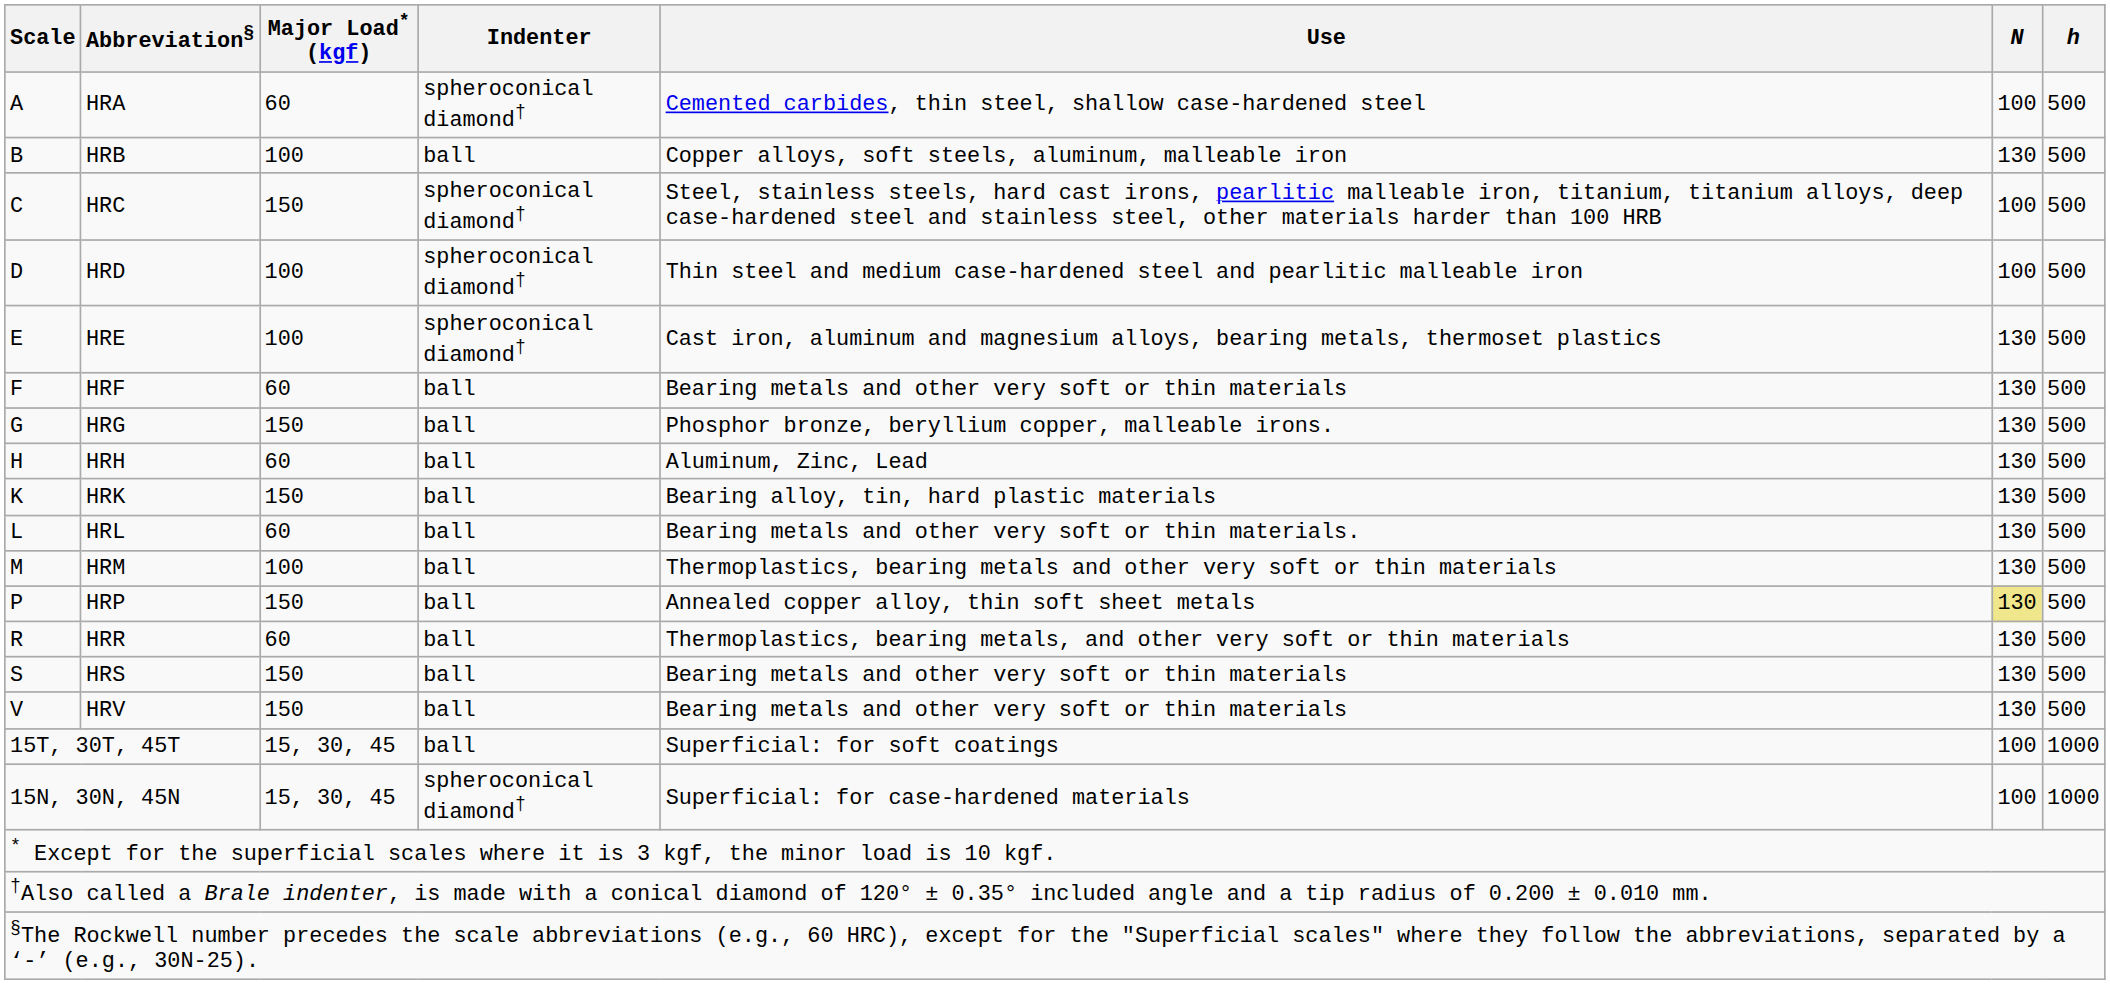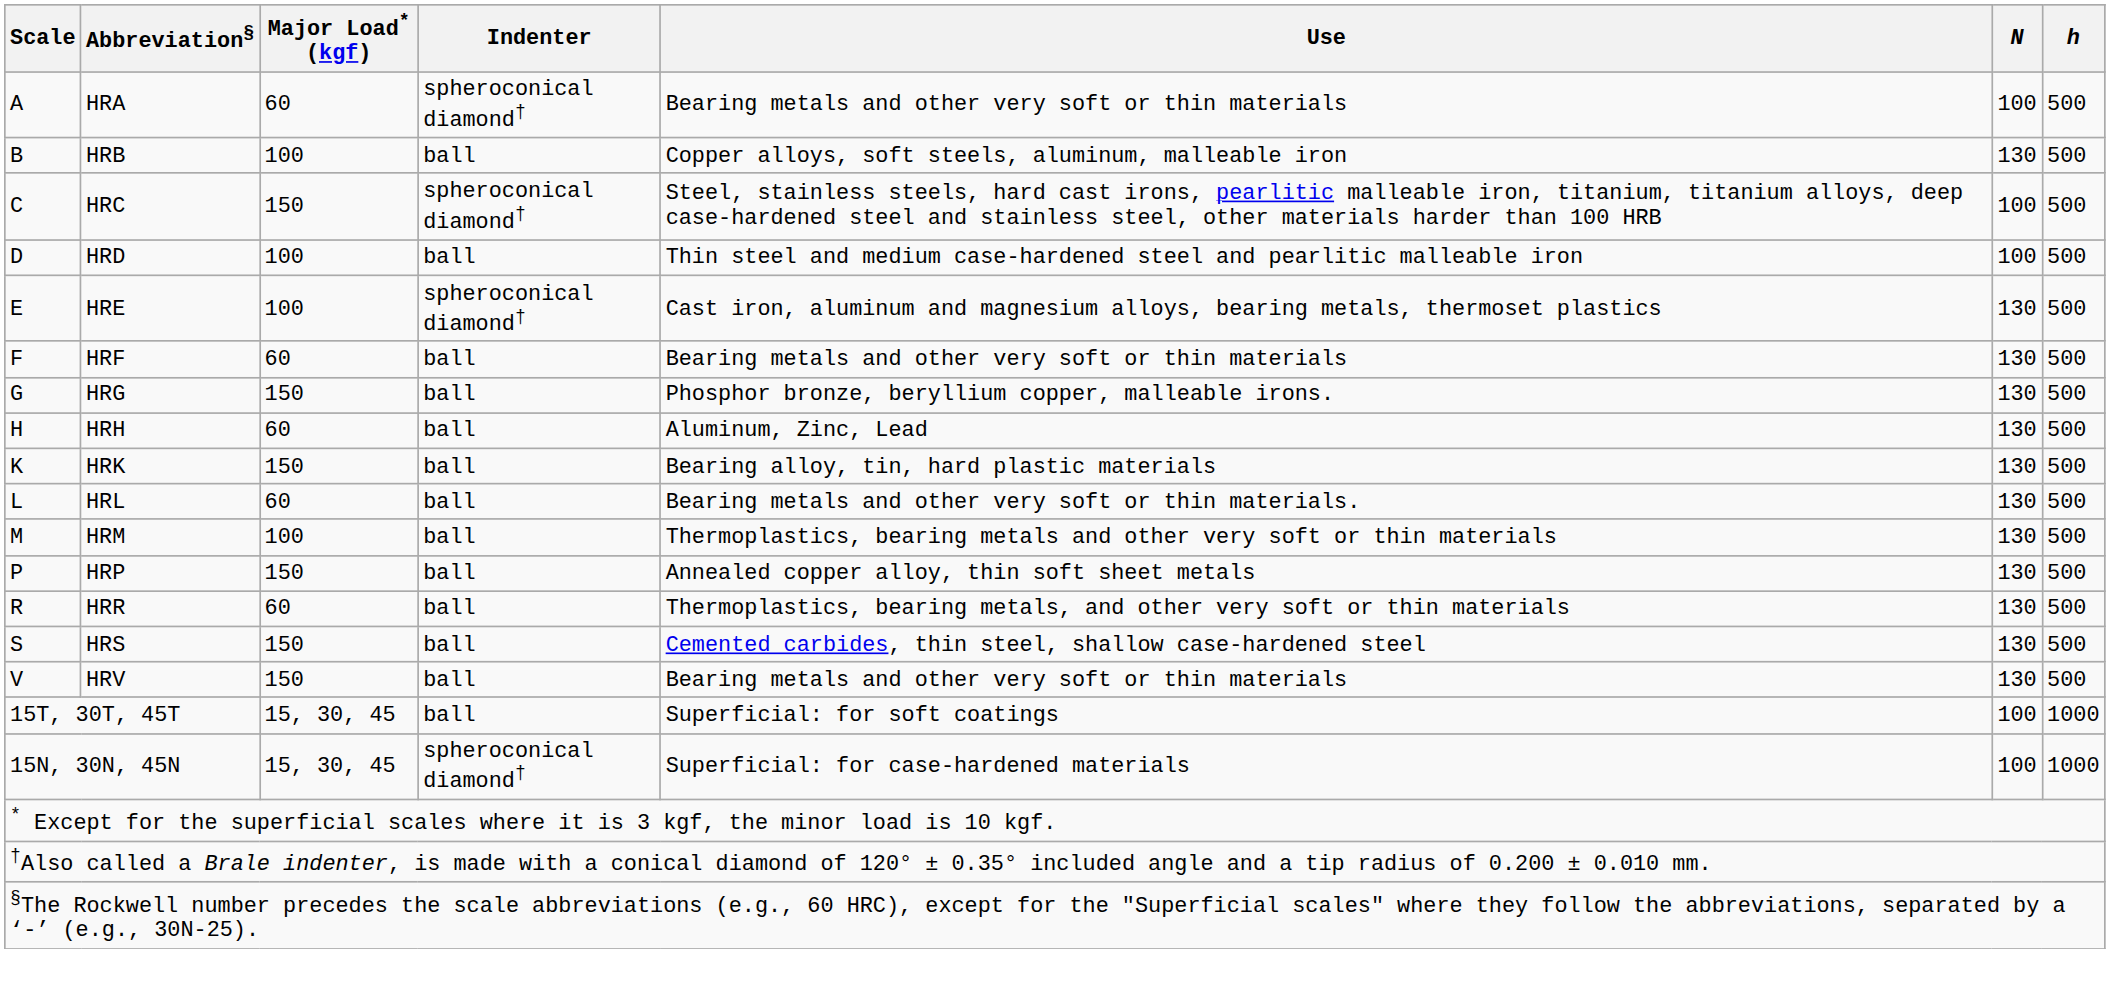(1046, 104) Cemented carbides, thin steel, shallow case-hardened steel -> (1006, 104) Bearing metals and other very soft or thin materials
(508, 273) spheroconical diamond† -> (449, 257) ball
(2017, 604) khaki background -> (2017, 573) no background
(1006, 675) Bearing metals and other very soft or thin materials -> (1046, 644) Cemented carbides, thin steel, shallow case-hardened steel
